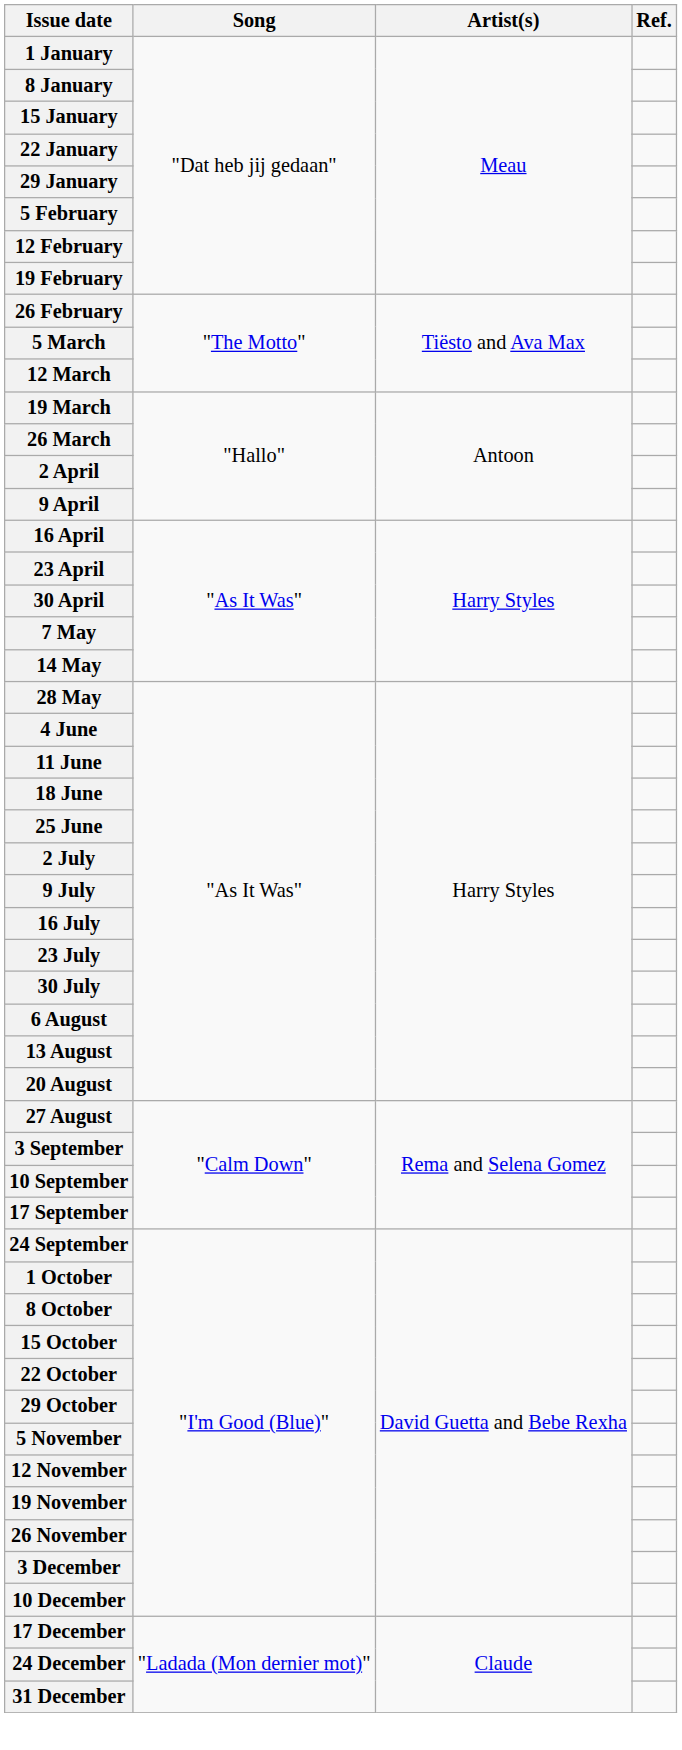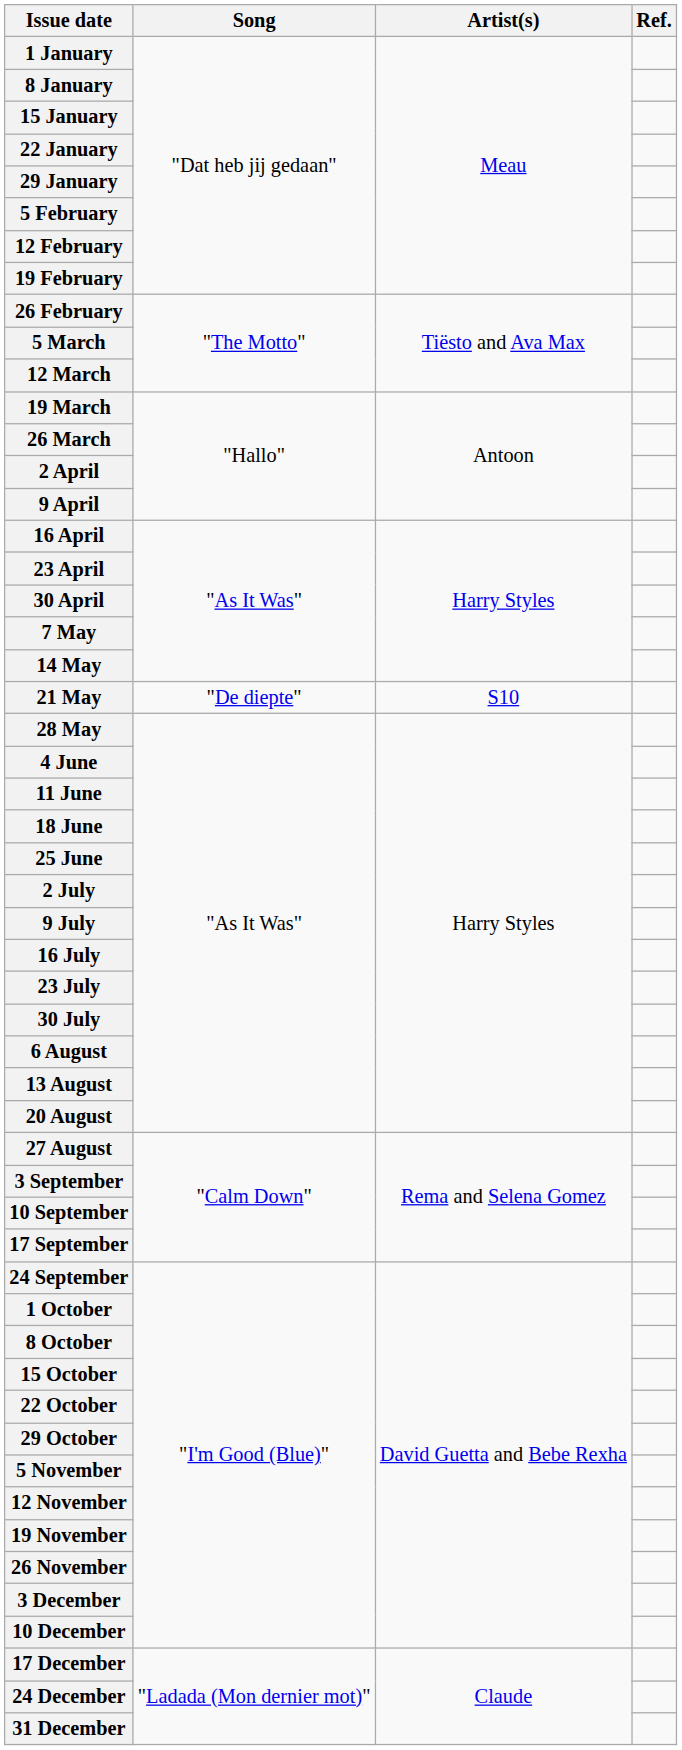+ row: (69, 697)
